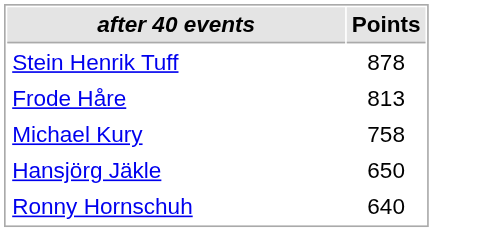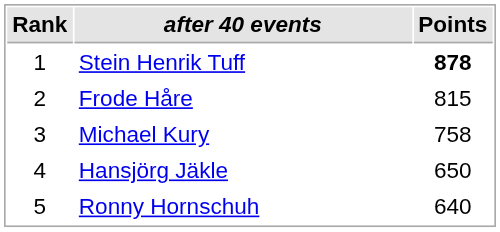+ column: (40, 24)
(386, 62) normal -> (453, 62) bold
(386, 98) 813 -> (453, 98) 815
